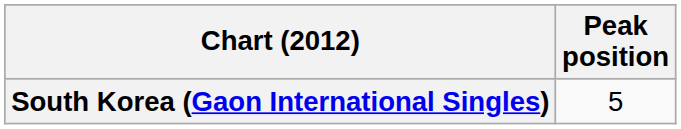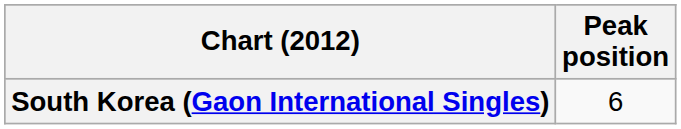(616, 100) 5 -> (616, 100) 6
